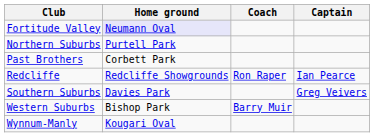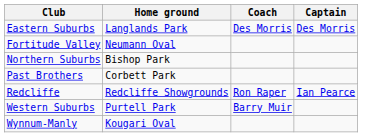+ row: (51, 28)
(140, 28) lavender background -> (140, 44) no background
(140, 44) Purtell Park -> (138, 60) Bishop Park
- row: (54, 92)
(138, 108) Bishop Park -> (140, 108) Purtell Park
